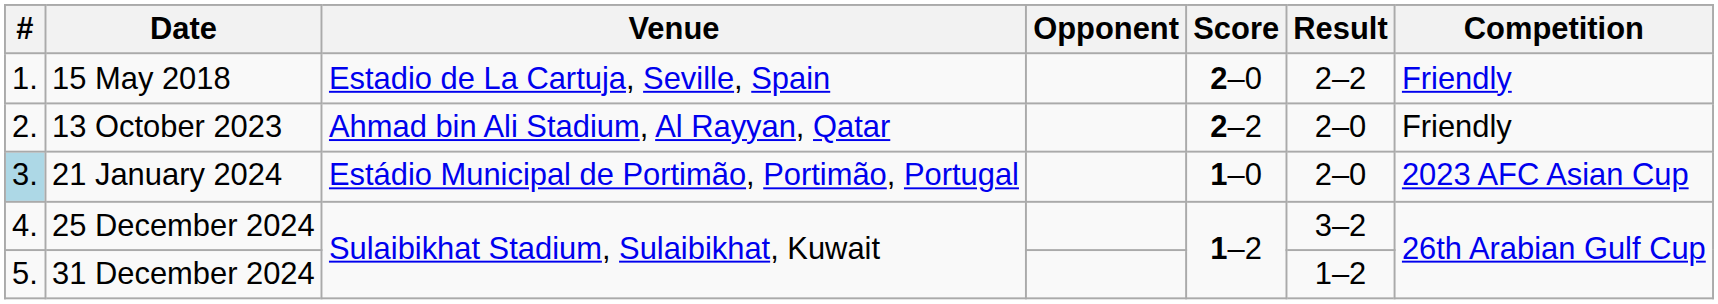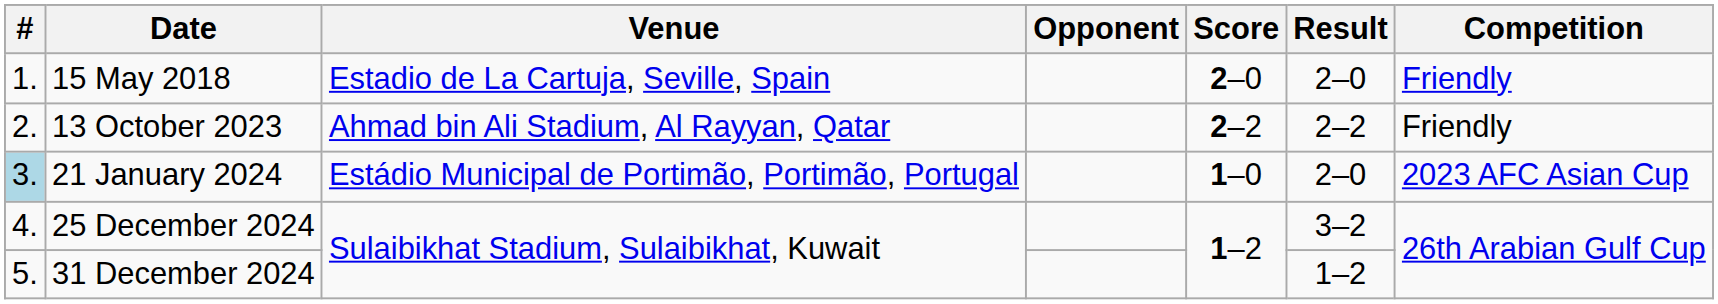(1340, 77) 2–2 -> (1340, 77) 2–0
(1340, 126) 2–0 -> (1340, 126) 2–2
